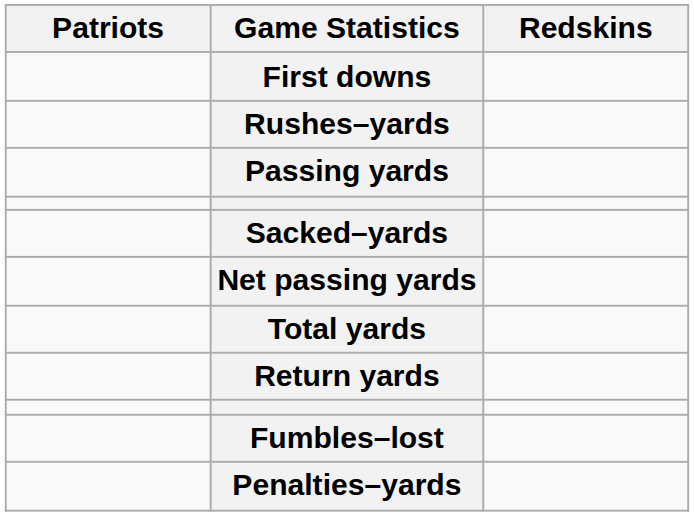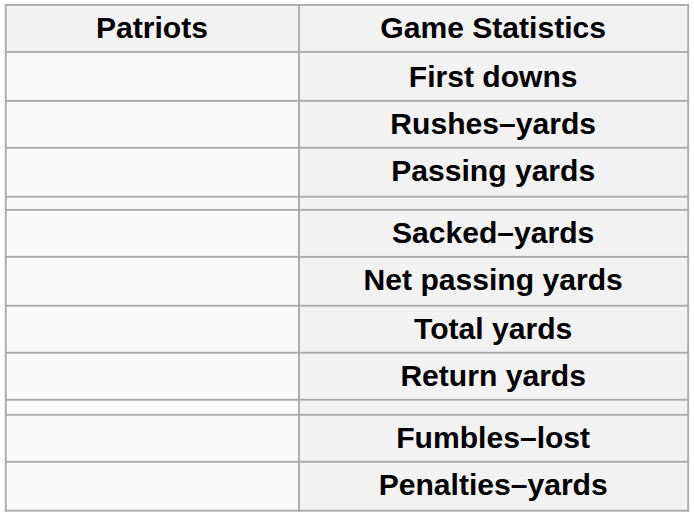- column: (586, 28)
